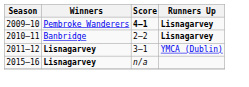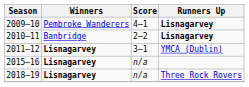(140, 24) bold -> (140, 24) normal
+ row: (23, 75)
